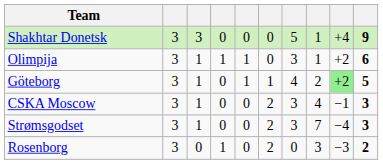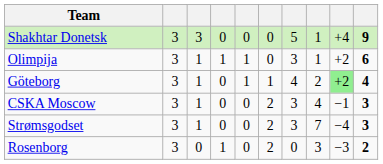(366, 81) 5 -> (366, 81) 4
